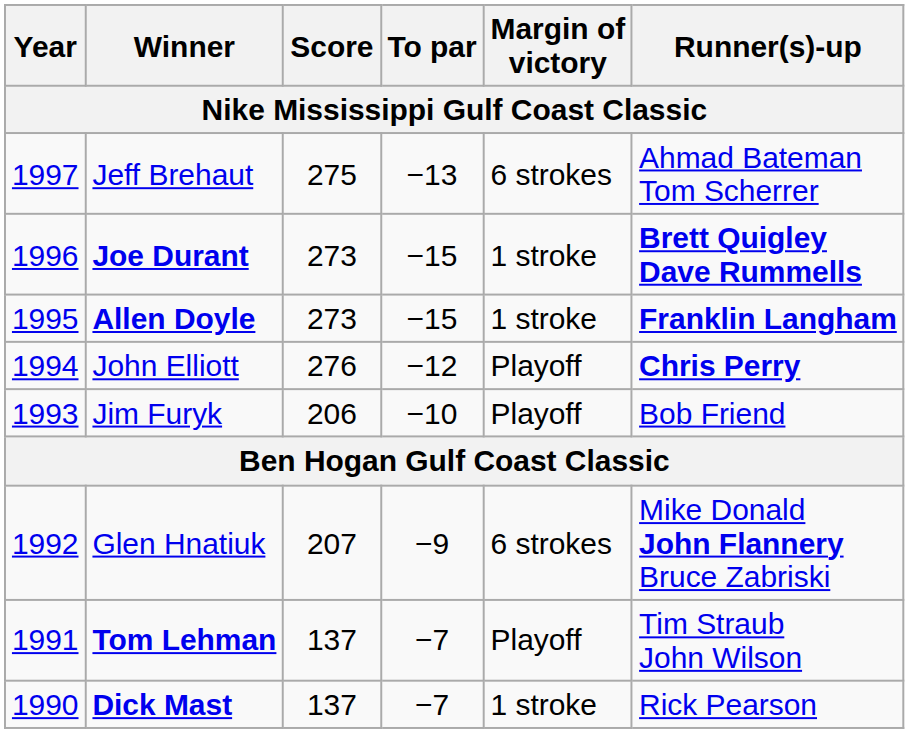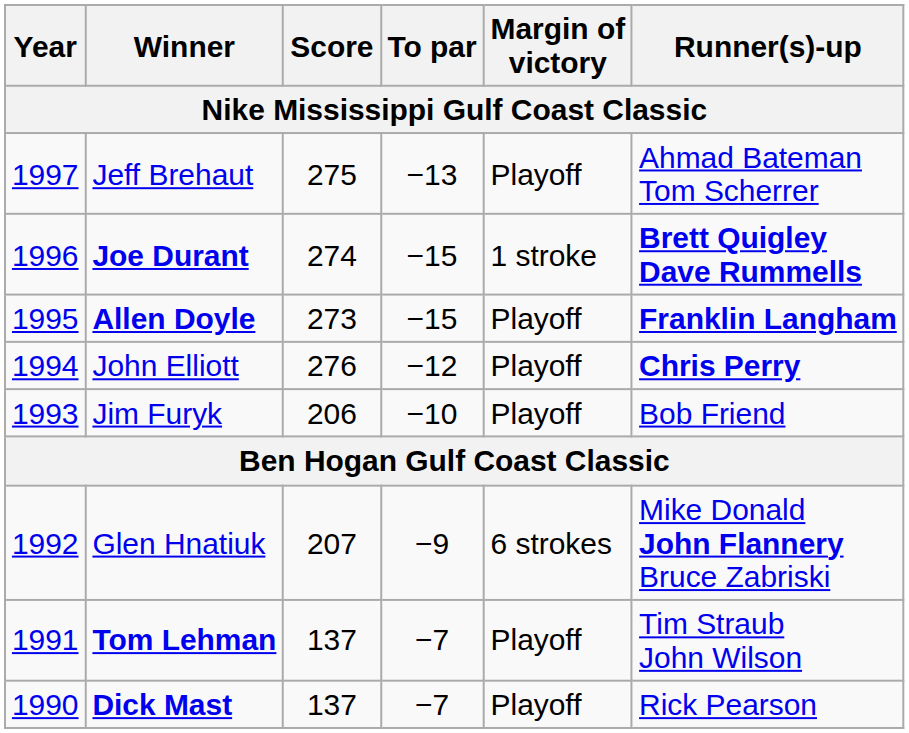(551, 174) 6 strokes -> (536, 174) Playoff
(332, 255) 273 -> (332, 255) 274
(544, 319) 1 stroke -> (536, 319) Playoff
(544, 704) 1 stroke -> (536, 704) Playoff
